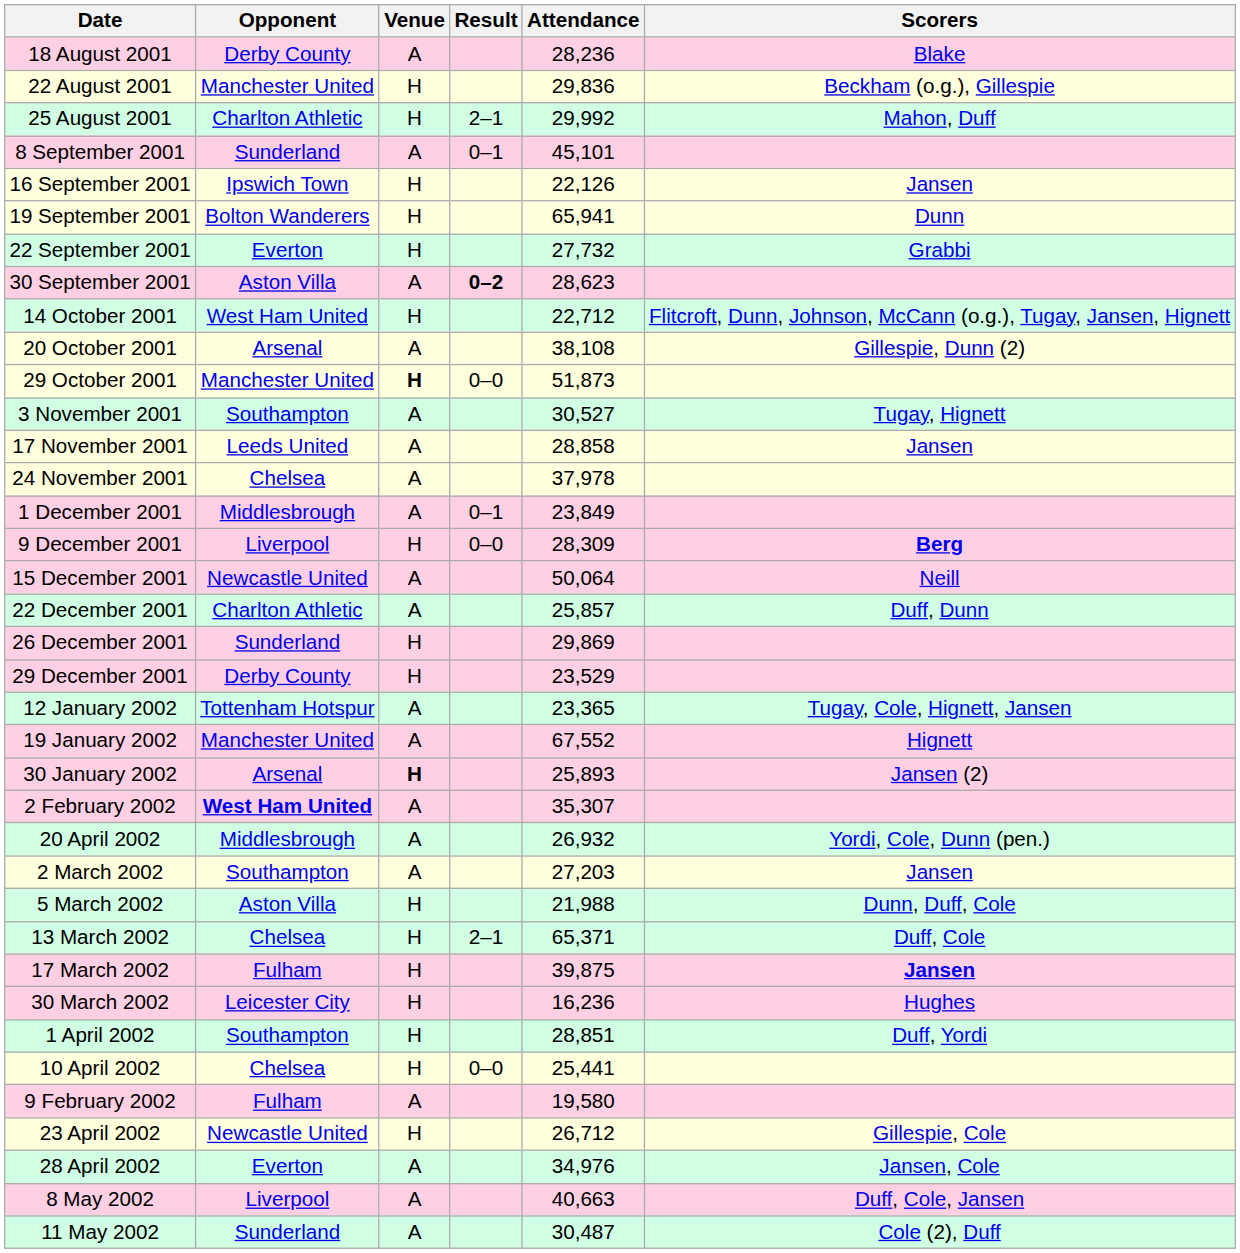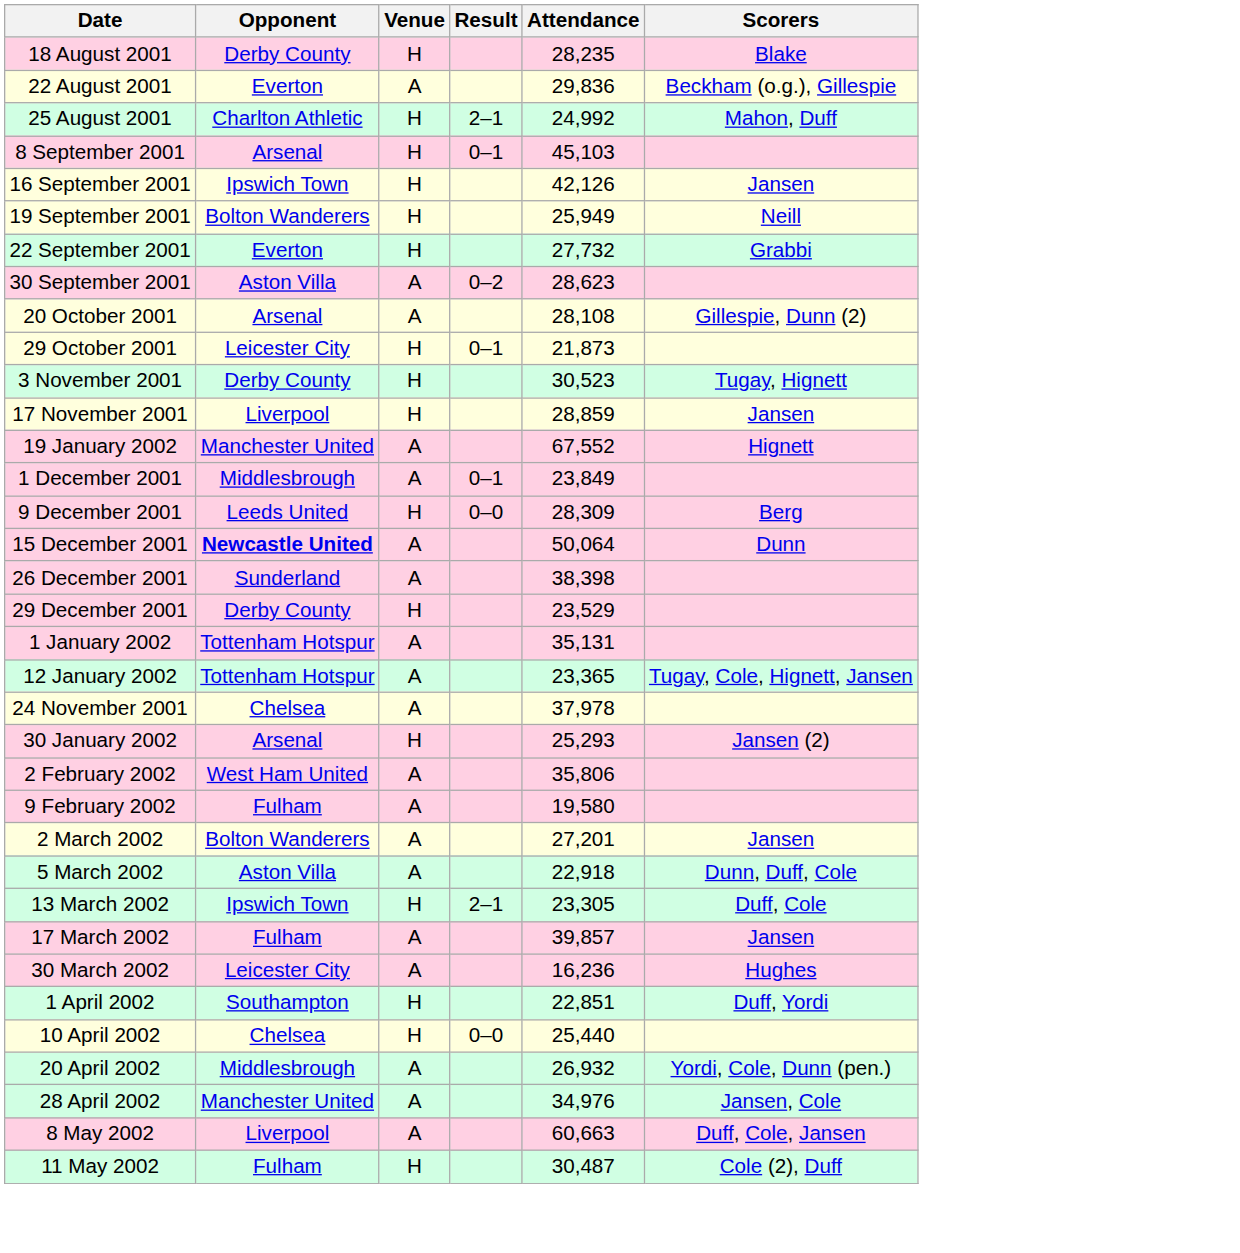(415, 53) A -> (415, 53) H
(583, 53) 28,236 -> (583, 53) 28,235
(287, 86) Manchester United -> (287, 86) Everton
(415, 86) H -> (415, 86) A
(583, 119) 29,992 -> (583, 119) 24,992
(287, 151) Sunderland -> (287, 151) Arsenal
(415, 151) A -> (415, 151) H
(583, 151) 45,101 -> (583, 151) 45,103
(583, 184) 22,126 -> (583, 184) 42,126
(583, 217) 65,941 -> (583, 217) 25,949
(940, 217) Dunn -> (781, 217) Neill
(486, 282) bold -> (486, 282) normal
- row: (100, 315)
(583, 348) 38,108 -> (583, 315) 28,108
(287, 380) Manchester United -> (287, 348) Leicester City
(415, 380) bold -> (415, 348) normal
(486, 380) 0–0 -> (486, 348) 0–1
(583, 380) 51,873 -> (583, 348) 21,873
(287, 413) Southampton -> (287, 380) Derby County
(415, 413) A -> (415, 380) H
(583, 413) 30,527 -> (583, 380) 30,523
(287, 446) Leeds United -> (287, 413) Liverpool
(415, 446) A -> (415, 413) H
(583, 446) 28,858 -> (583, 413) 28,859
rows swapped: (100, 479) <-> (100, 741)
(287, 544) Liverpool -> (287, 511) Leeds United
(940, 544) bold -> (781, 511) normal
(287, 577) normal -> (287, 544) bold
(940, 577) Neill -> (781, 544) Dunn
- row: (100, 610)
(415, 642) H -> (415, 577) A
(583, 642) 29,869 -> (583, 577) 38,398
+ row: (100, 642)
(415, 773) bold -> (415, 741) normal
(583, 773) 25,893 -> (583, 741) 25,293
(287, 806) bold -> (287, 773) normal
(583, 806) 35,307 -> (583, 773) 35,806
rows swapped: (100, 1101) <-> (100, 839)
(287, 871) Southampton -> (287, 839) Bolton Wanderers
(583, 871) 27,203 -> (583, 839) 27,201
(415, 904) H -> (415, 871) A
(583, 904) 21,988 -> (583, 871) 22,918
(287, 937) Chelsea -> (287, 904) Ipswich Town
(583, 937) 65,371 -> (583, 904) 23,305
(415, 970) H -> (415, 937) A
(583, 970) 39,875 -> (583, 937) 39,857
(940, 970) bold -> (781, 937) normal
(415, 1002) H -> (415, 970) A
(583, 1035) 28,851 -> (583, 1002) 22,851
(583, 1068) 25,441 -> (583, 1035) 25,440
- row: (100, 1133)
(287, 1166) Everton -> (287, 1101) Manchester United
(583, 1199) 40,663 -> (583, 1133) 60,663
(287, 1232) Sunderland -> (287, 1166) Fulham
(415, 1232) A -> (415, 1166) H
